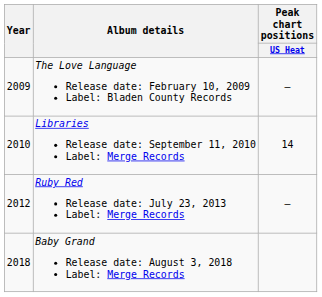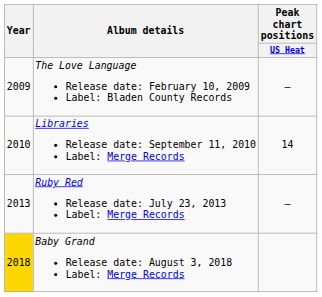(19, 204) 2012 -> (19, 204) 2013
(19, 263) no background -> (19, 263) gold background
